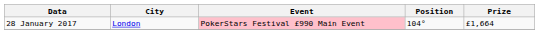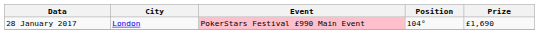(480, 23) £1,664 -> (480, 23) £1,690
